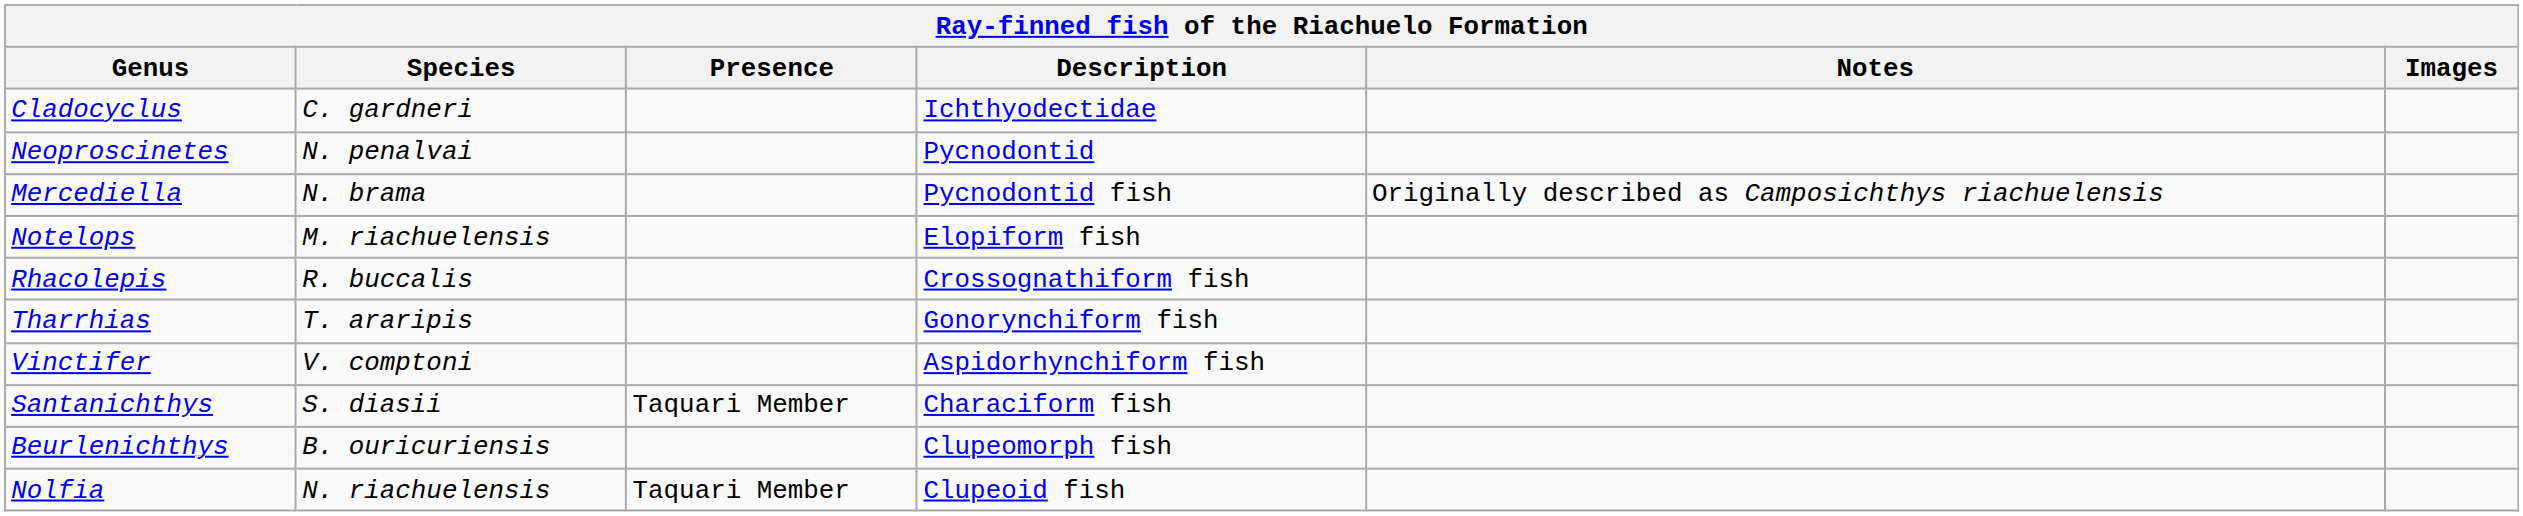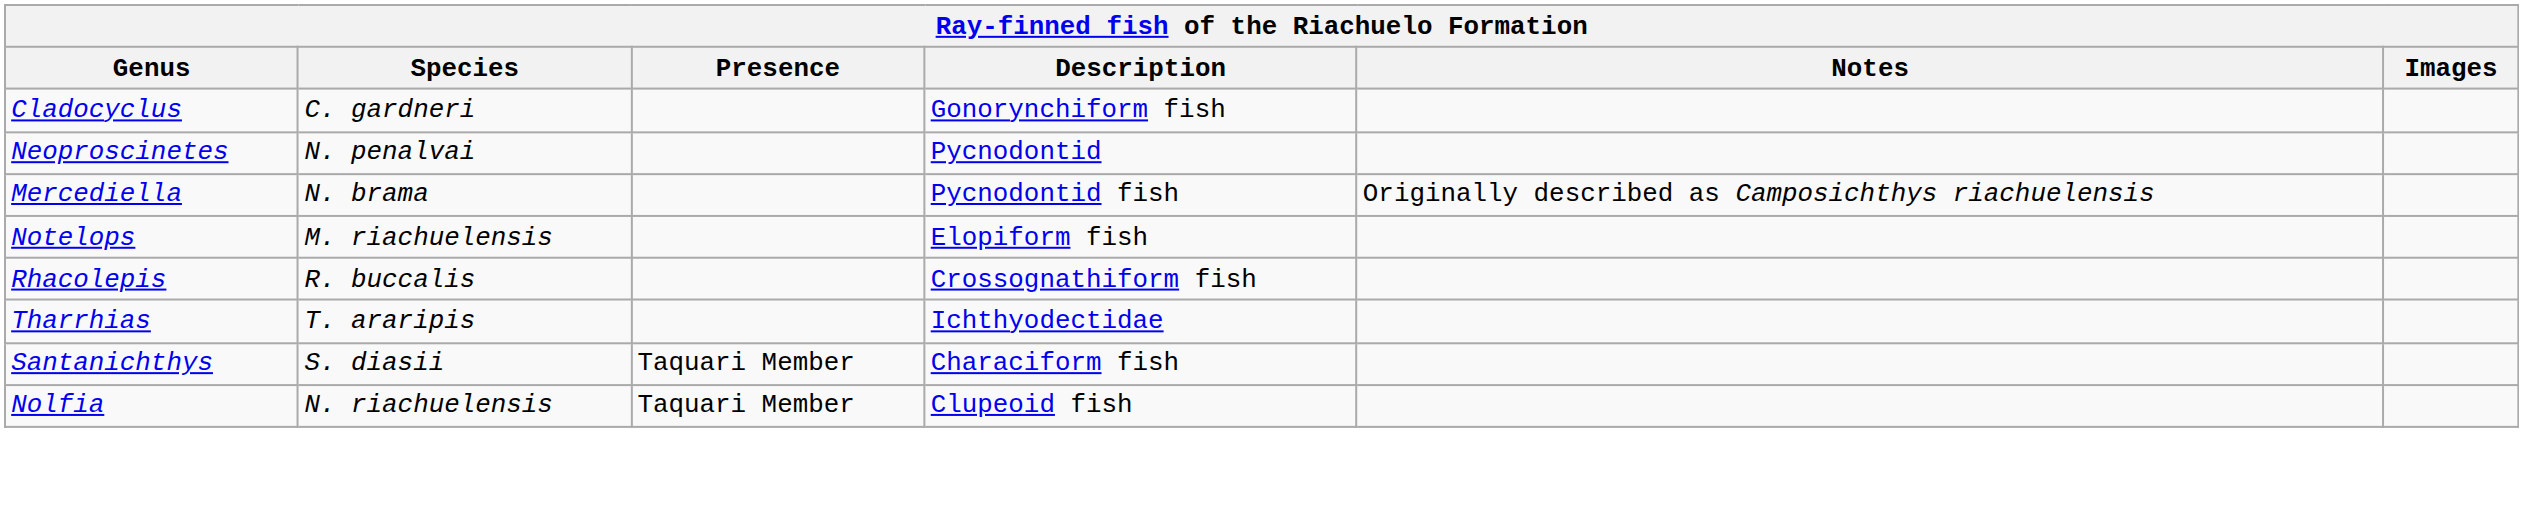(1040, 110) Ichthyodectidae -> (1078, 110) Gonorynchiform fish
(1071, 321) Gonorynchiform fish -> (1047, 321) Ichthyodectidae
- row: (81, 363)
- row: (120, 448)
